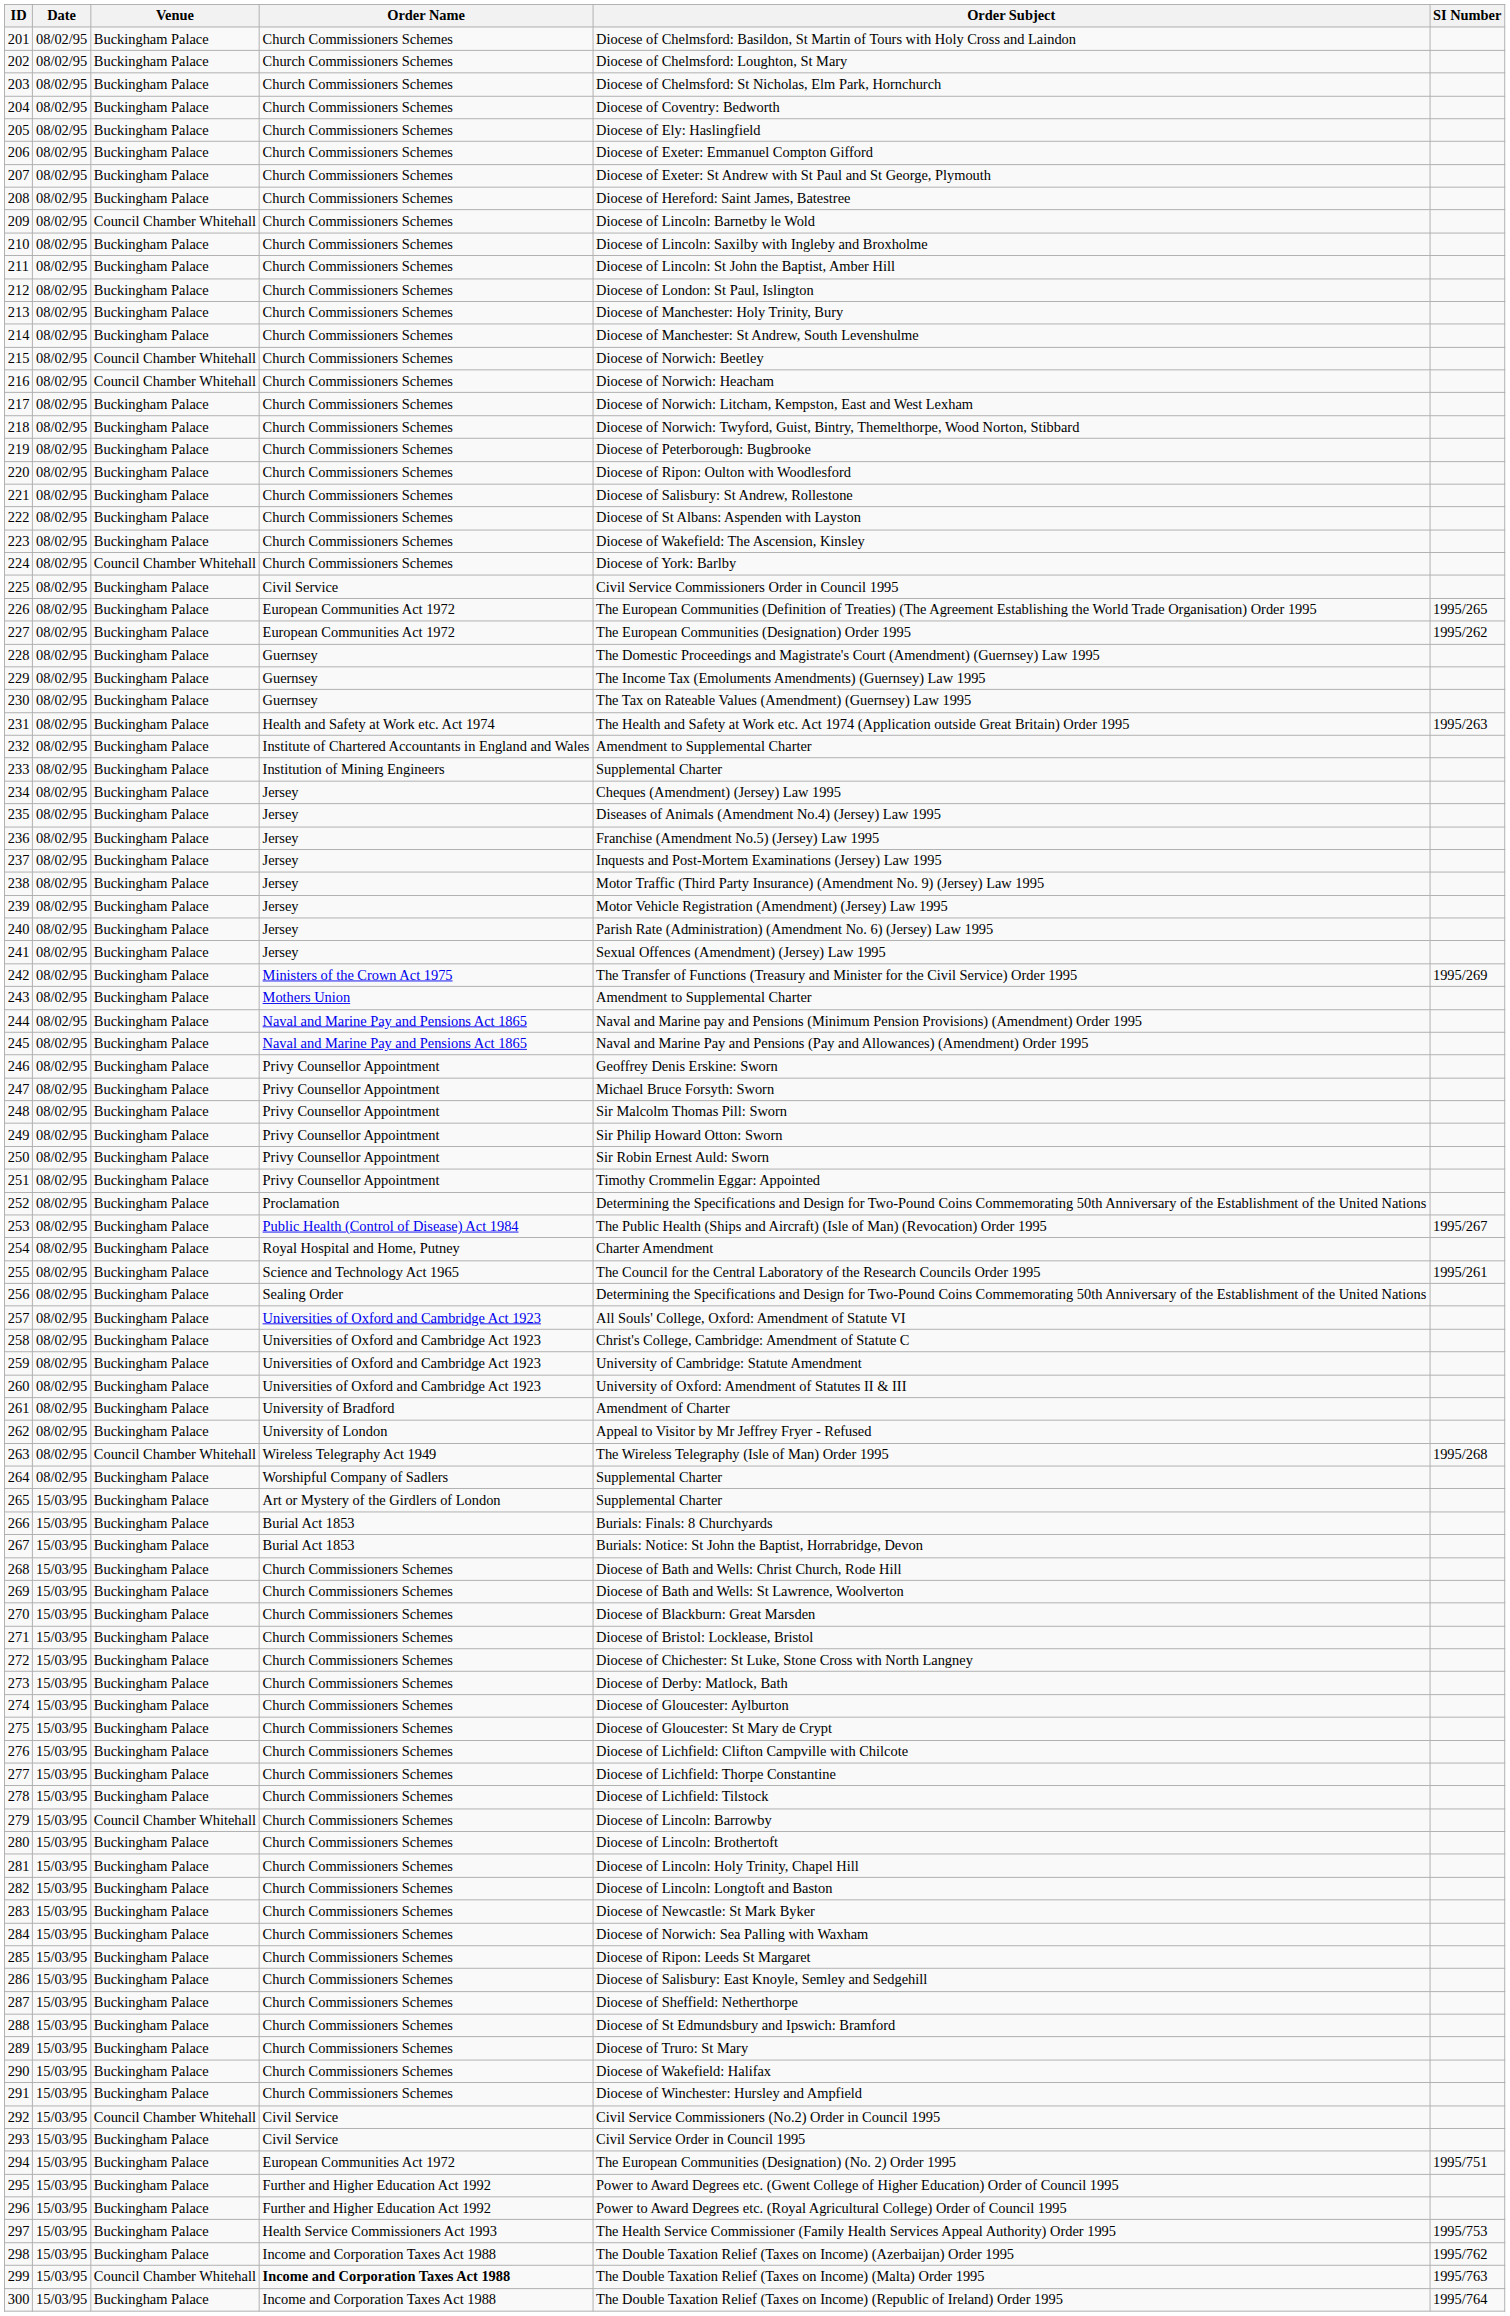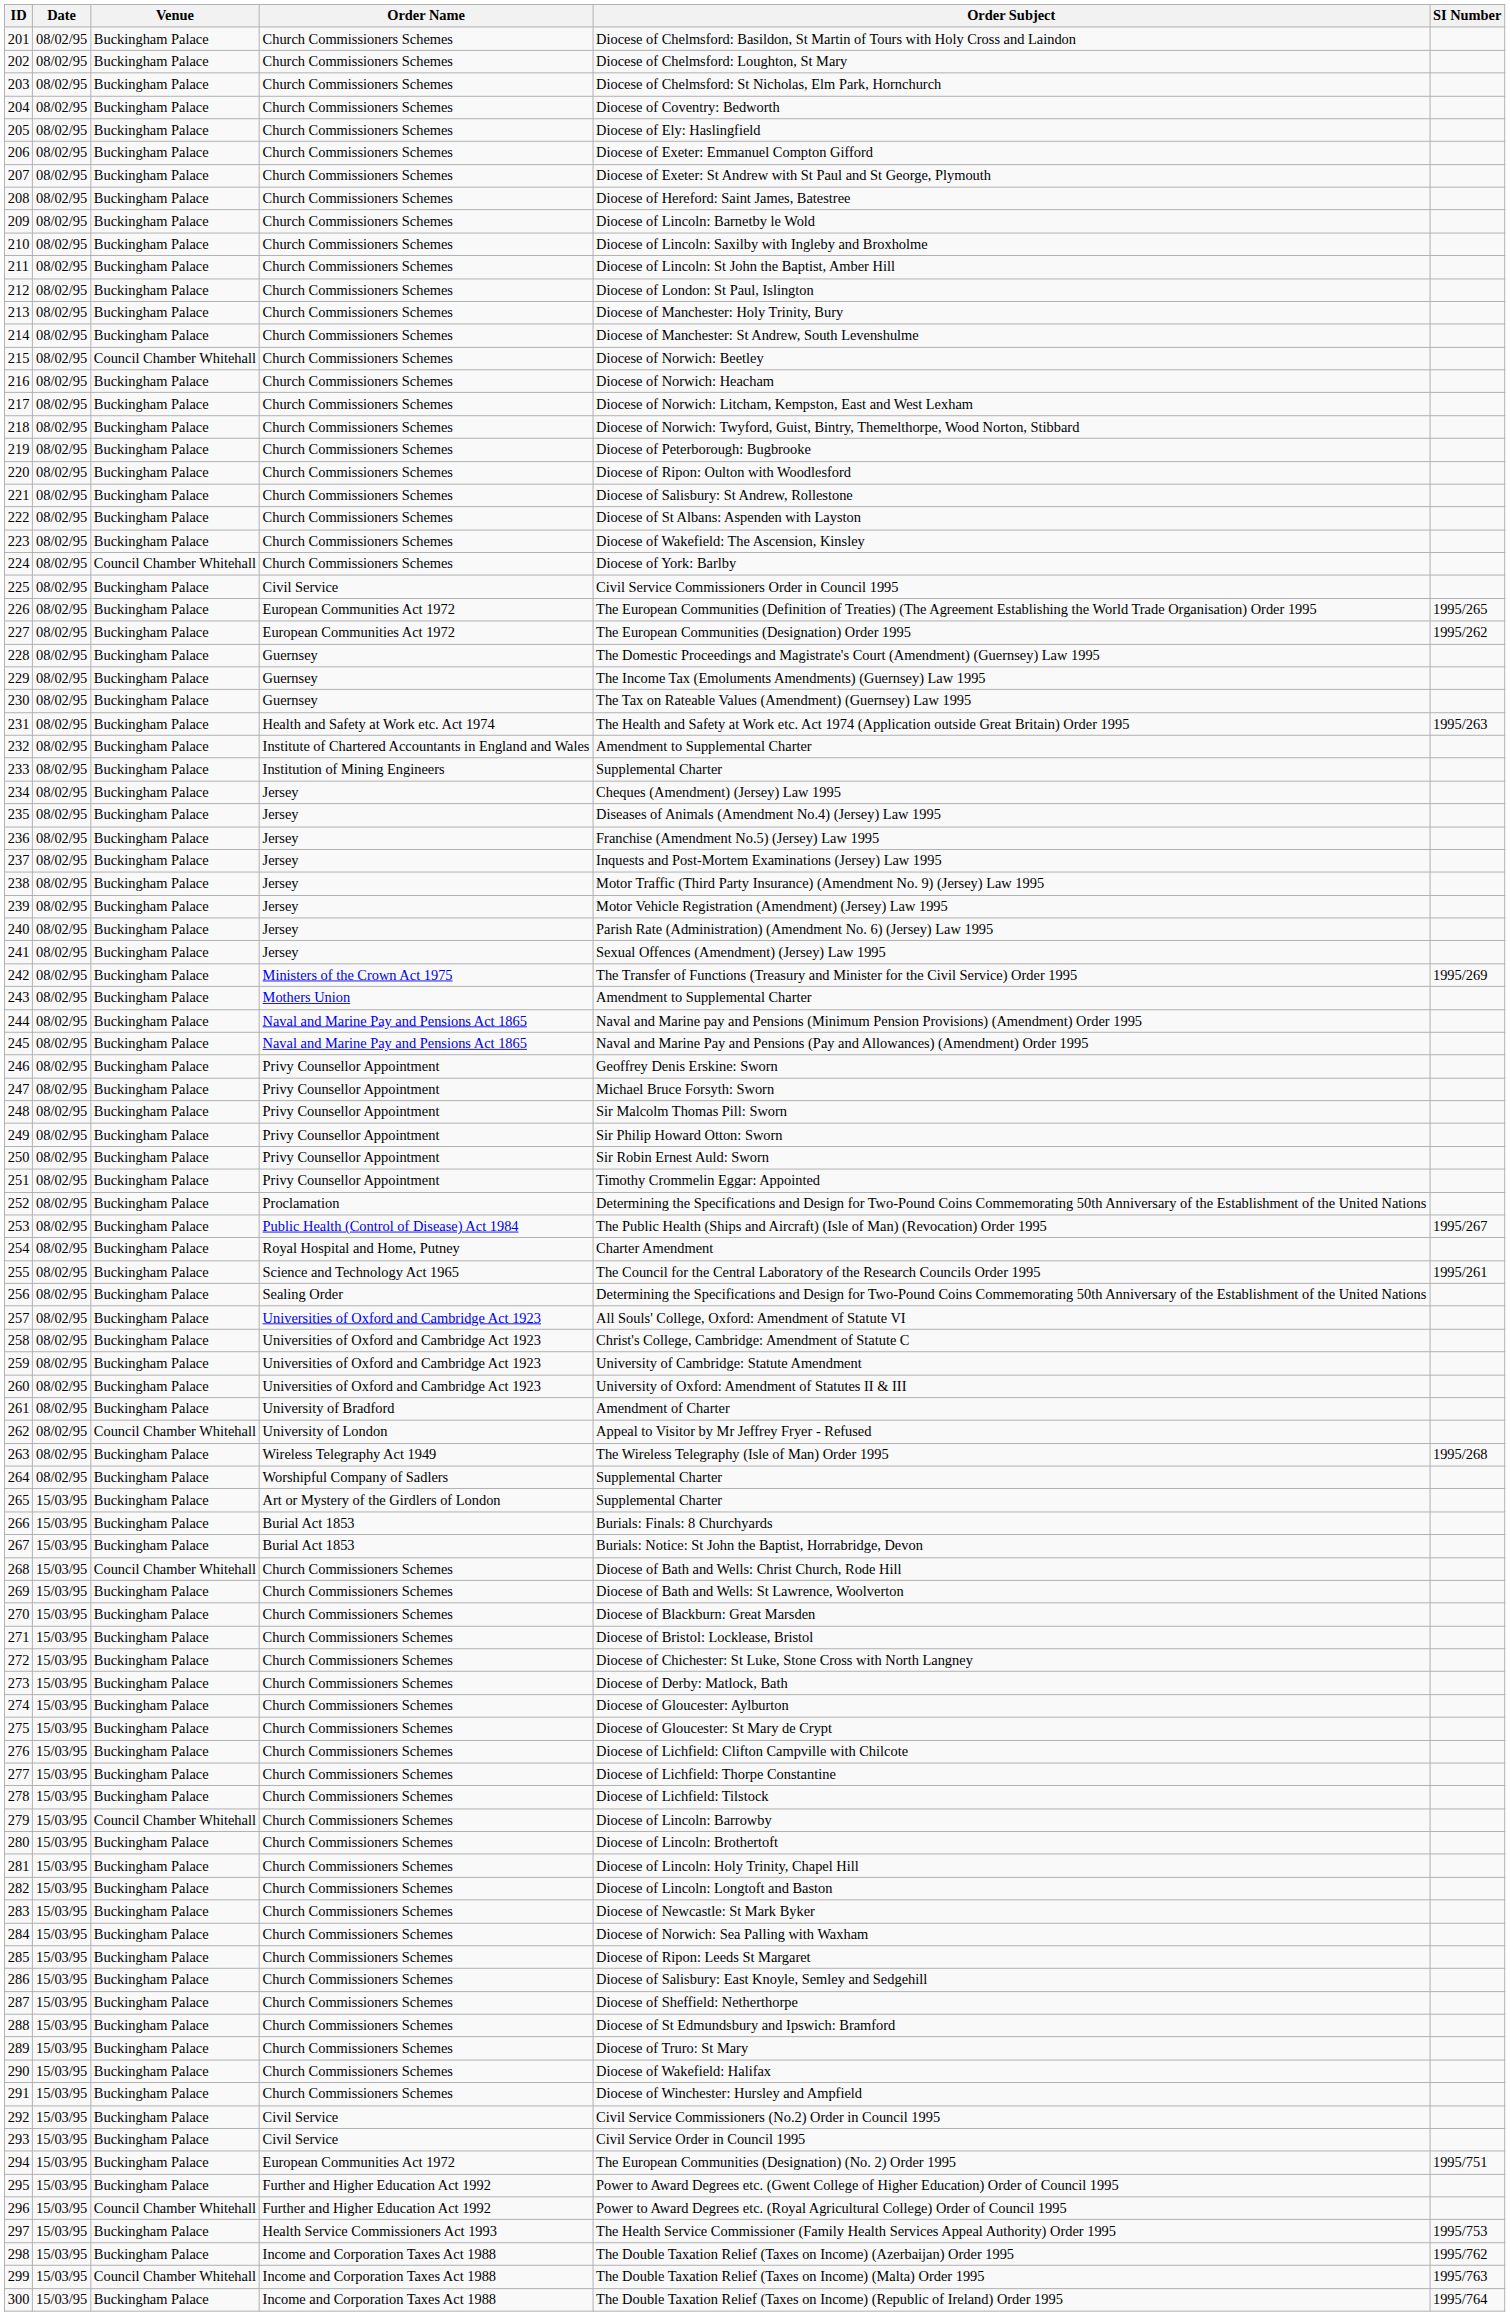(175, 221) Council Chamber Whitehall -> (151, 221) Buckingham Palace
(175, 381) Council Chamber Whitehall -> (151, 381) Buckingham Palace
(151, 1431) Buckingham Palace -> (175, 1431) Council Chamber Whitehall
(175, 1454) Council Chamber Whitehall -> (151, 1454) Buckingham Palace
(151, 1568) Buckingham Palace -> (175, 1568) Council Chamber Whitehall
(175, 2116) Council Chamber Whitehall -> (151, 2116) Buckingham Palace
(151, 2208) Buckingham Palace -> (175, 2208) Council Chamber Whitehall
(386, 2276) bold -> (379, 2276) normal
